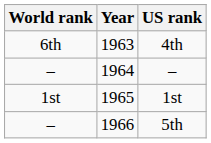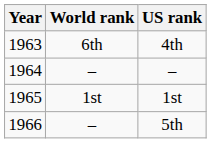columns swapped: (117, 17) <-> (51, 17)
